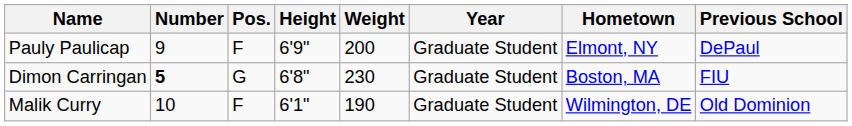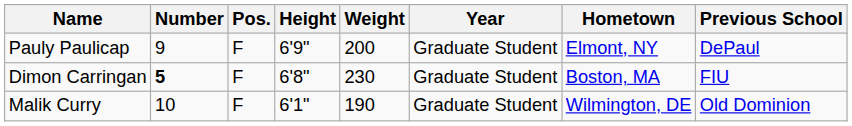(239, 76) G -> (238, 76) F
